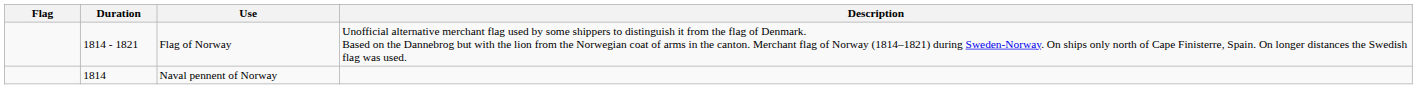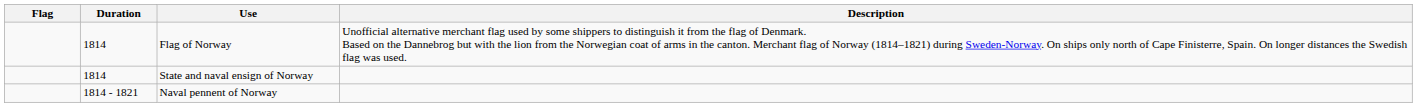(111, 44) 1814 - 1821 -> (95, 44) 1814
+ row: (236, 75)
(95, 75) 1814 -> (111, 93) 1814 - 1821
